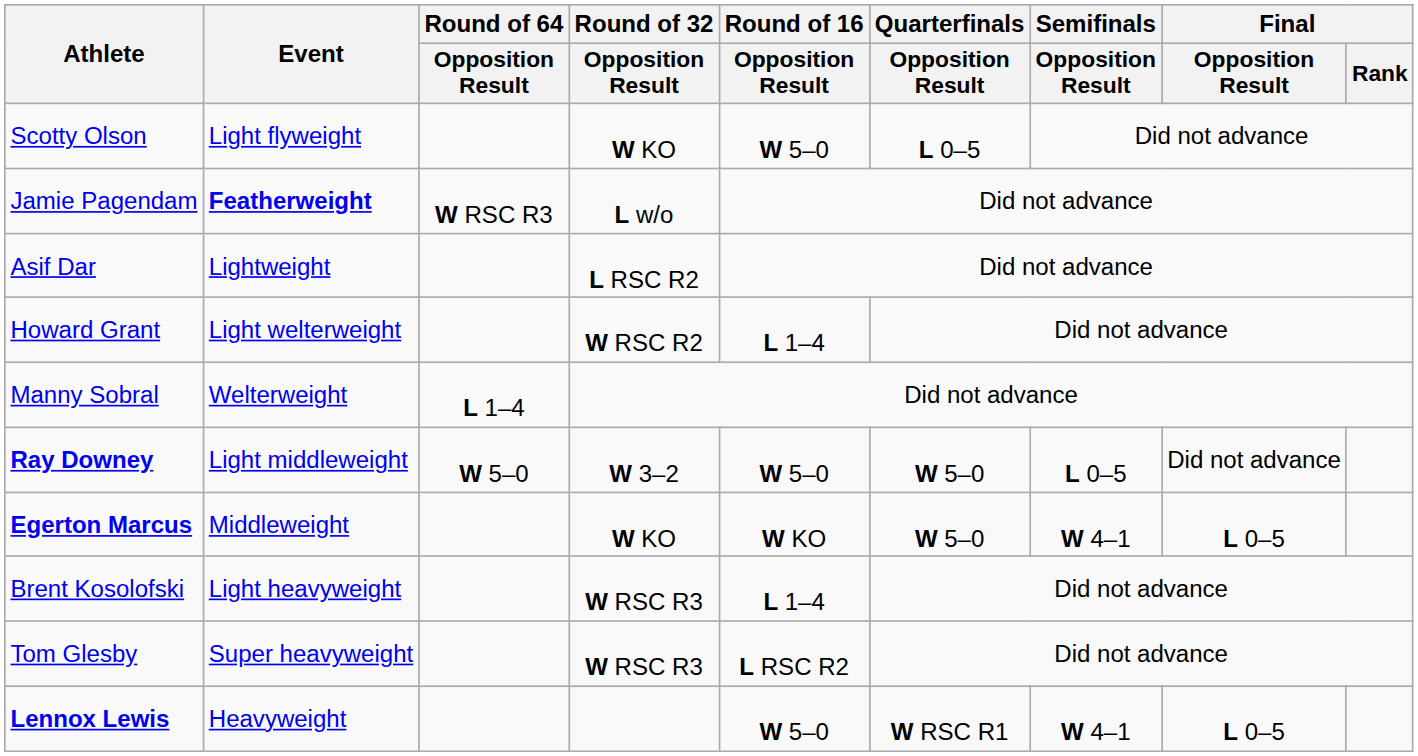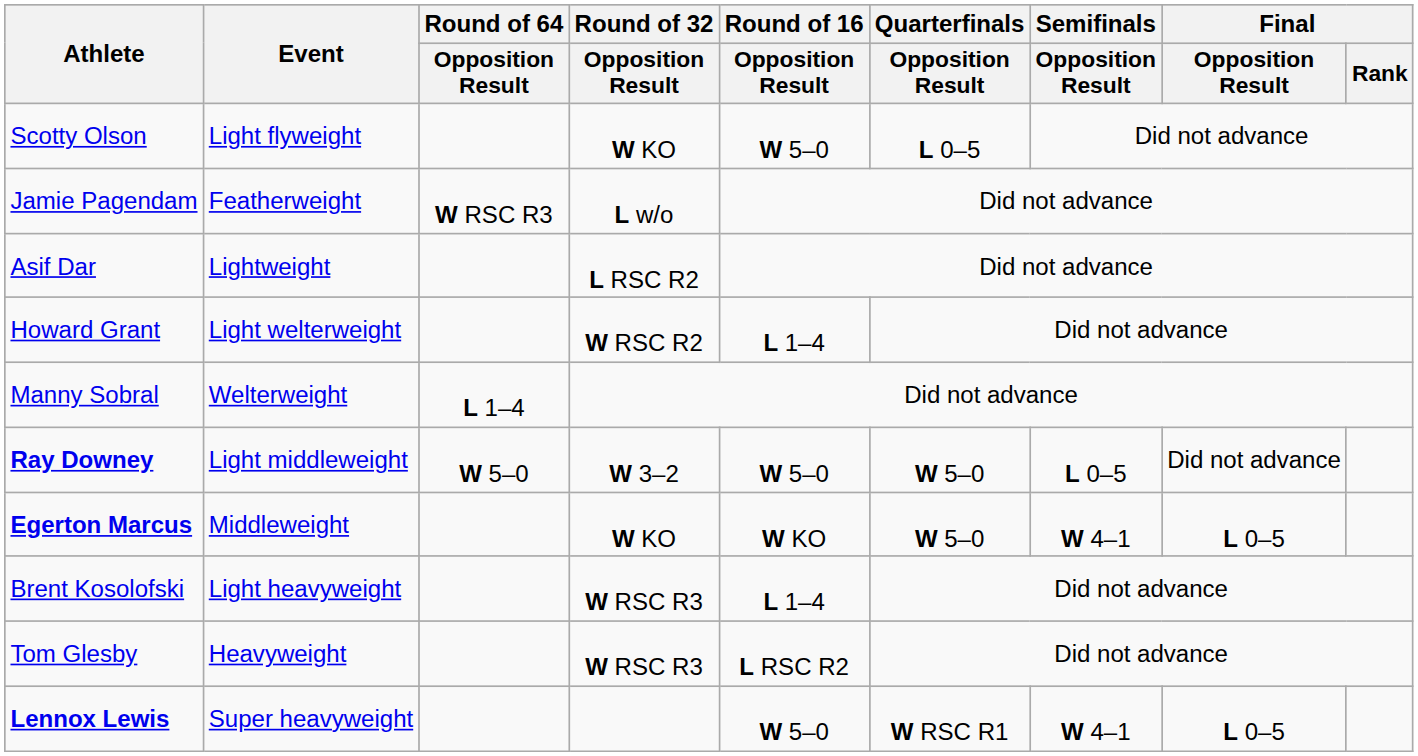(290, 201) bold -> (285, 201) normal
(311, 654) Super heavyweight -> (278, 654) Heavyweight
(278, 719) Heavyweight -> (311, 719) Super heavyweight
